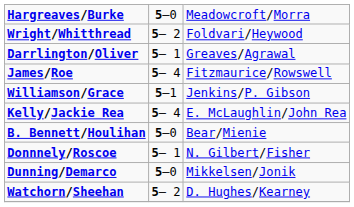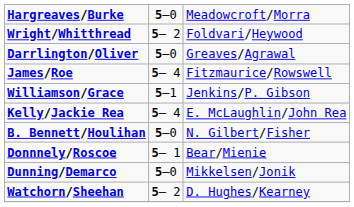(166, 54) 5– 1 -> (166, 54) 5–0
(226, 133) Bear/Mienie -> (248, 133) N. Gilbert/Fisher
(248, 152) N. Gilbert/Fisher -> (226, 152) Bear/Mienie
